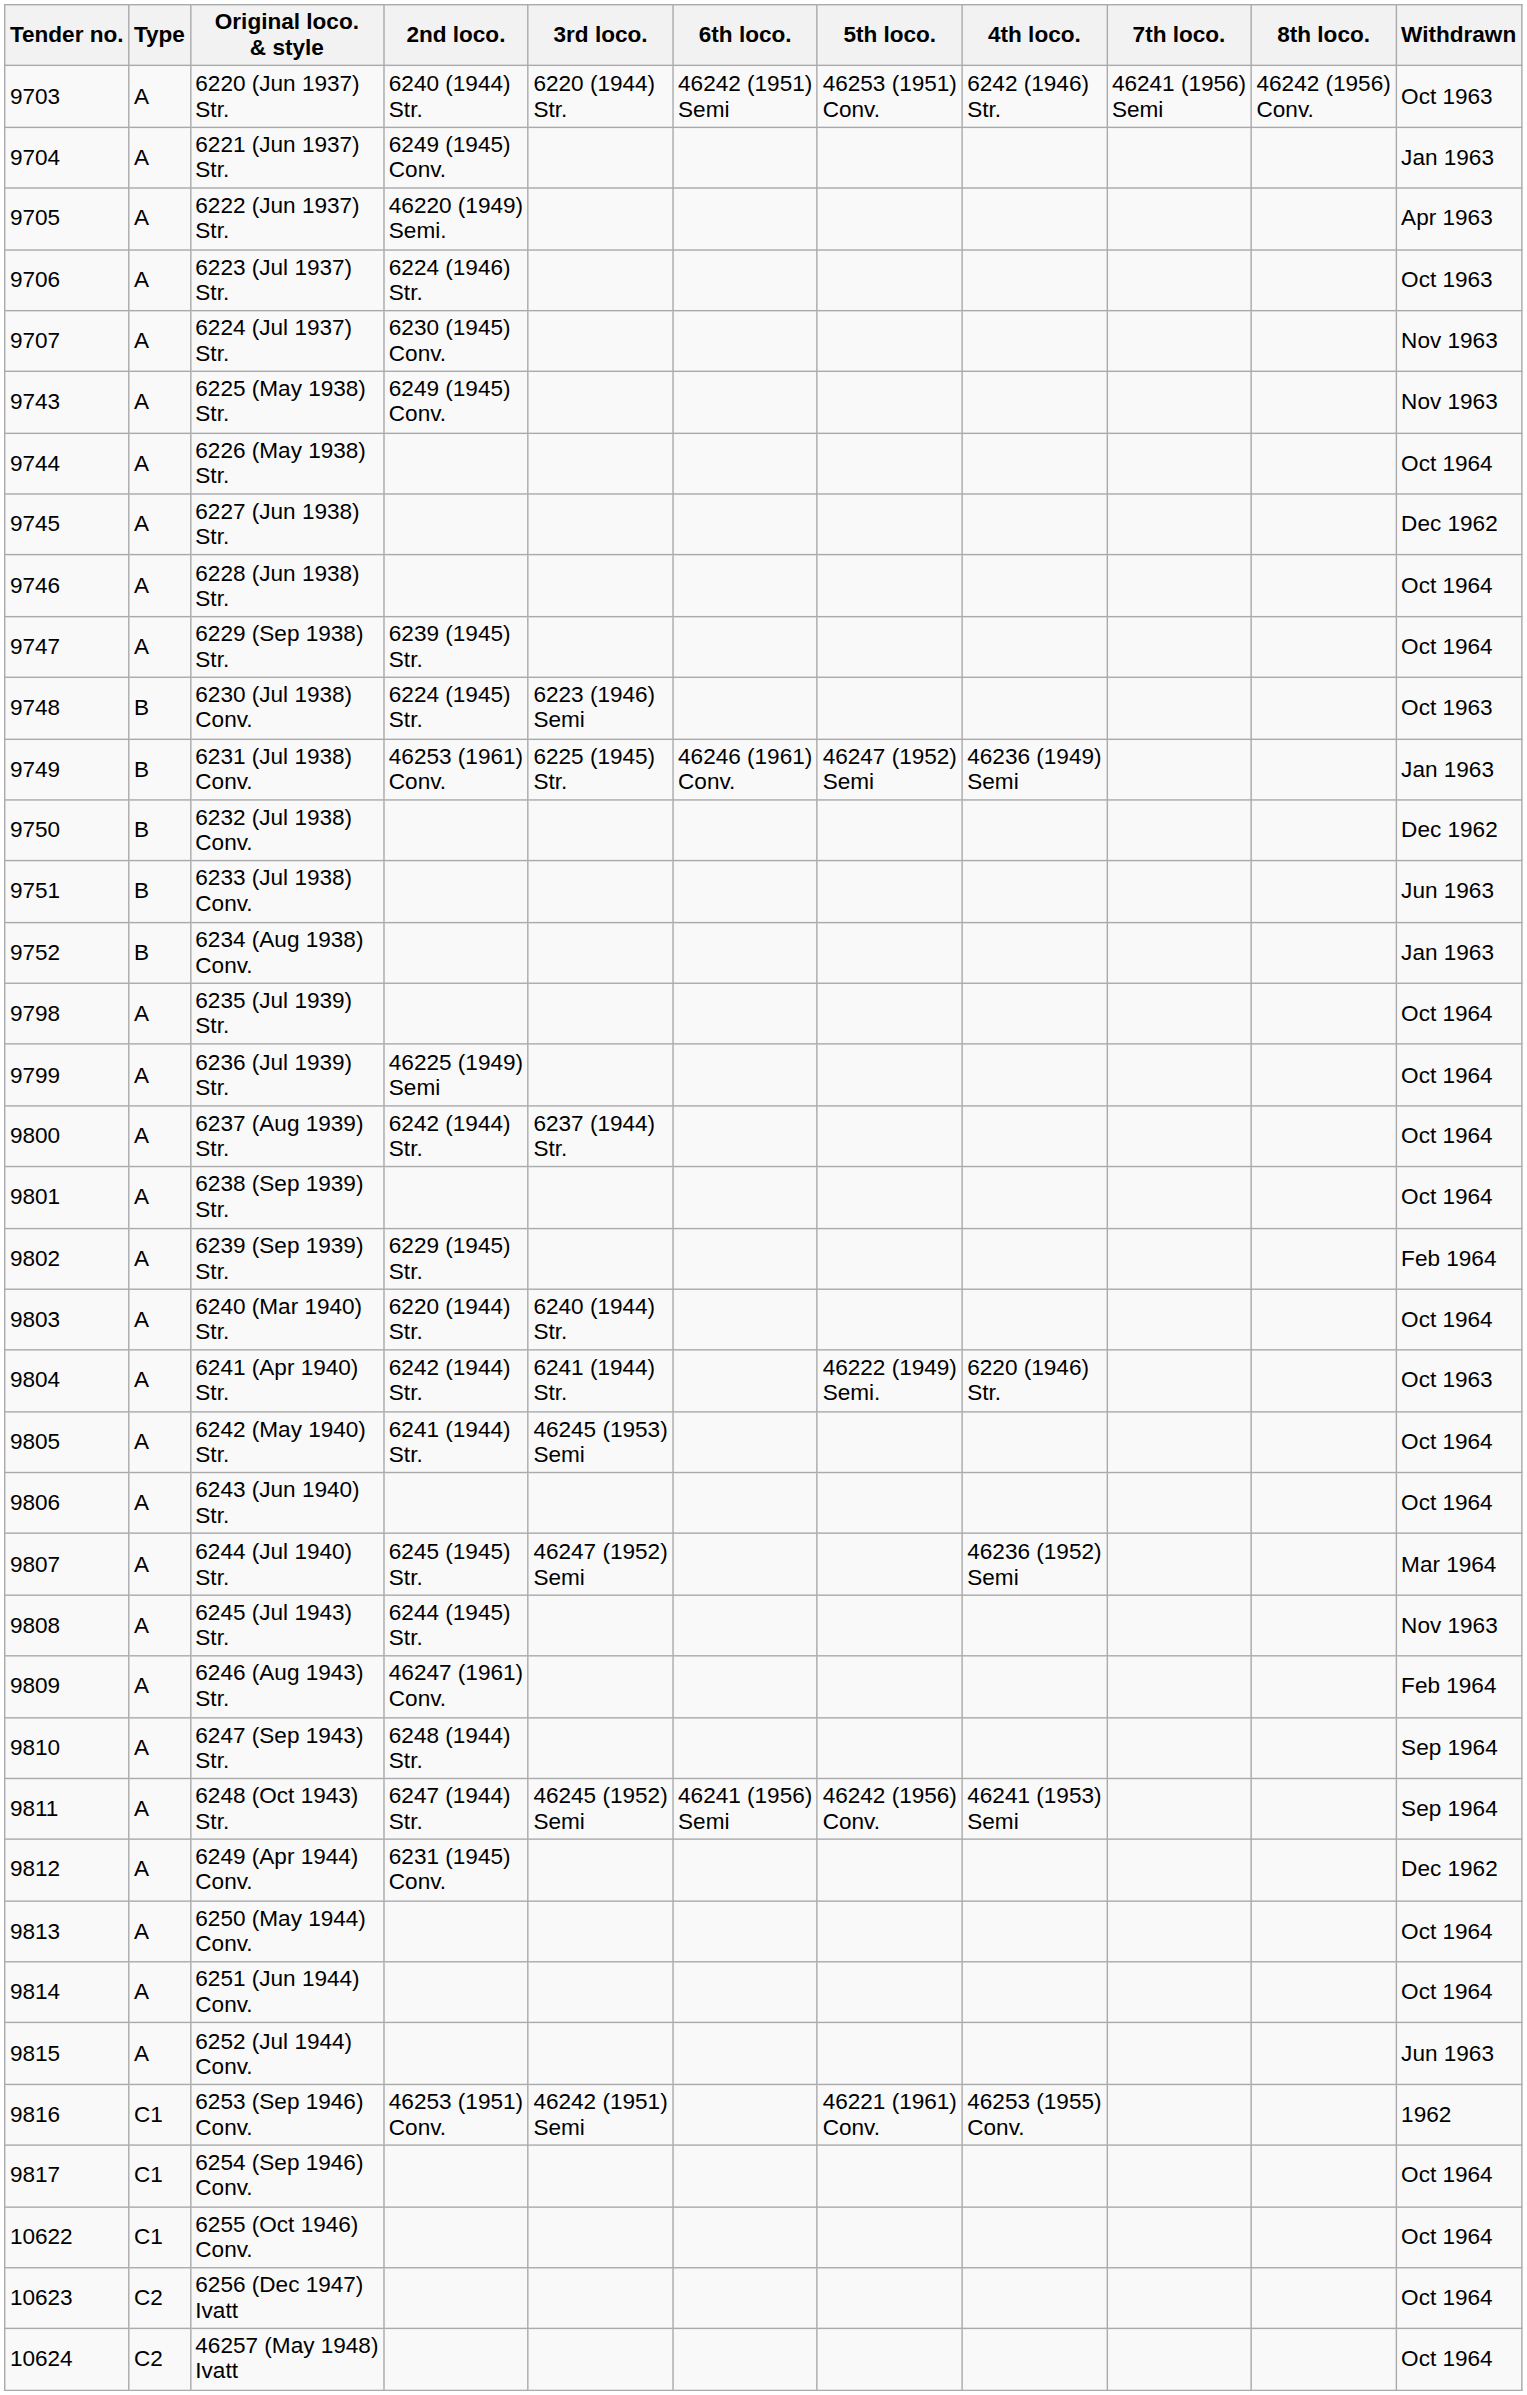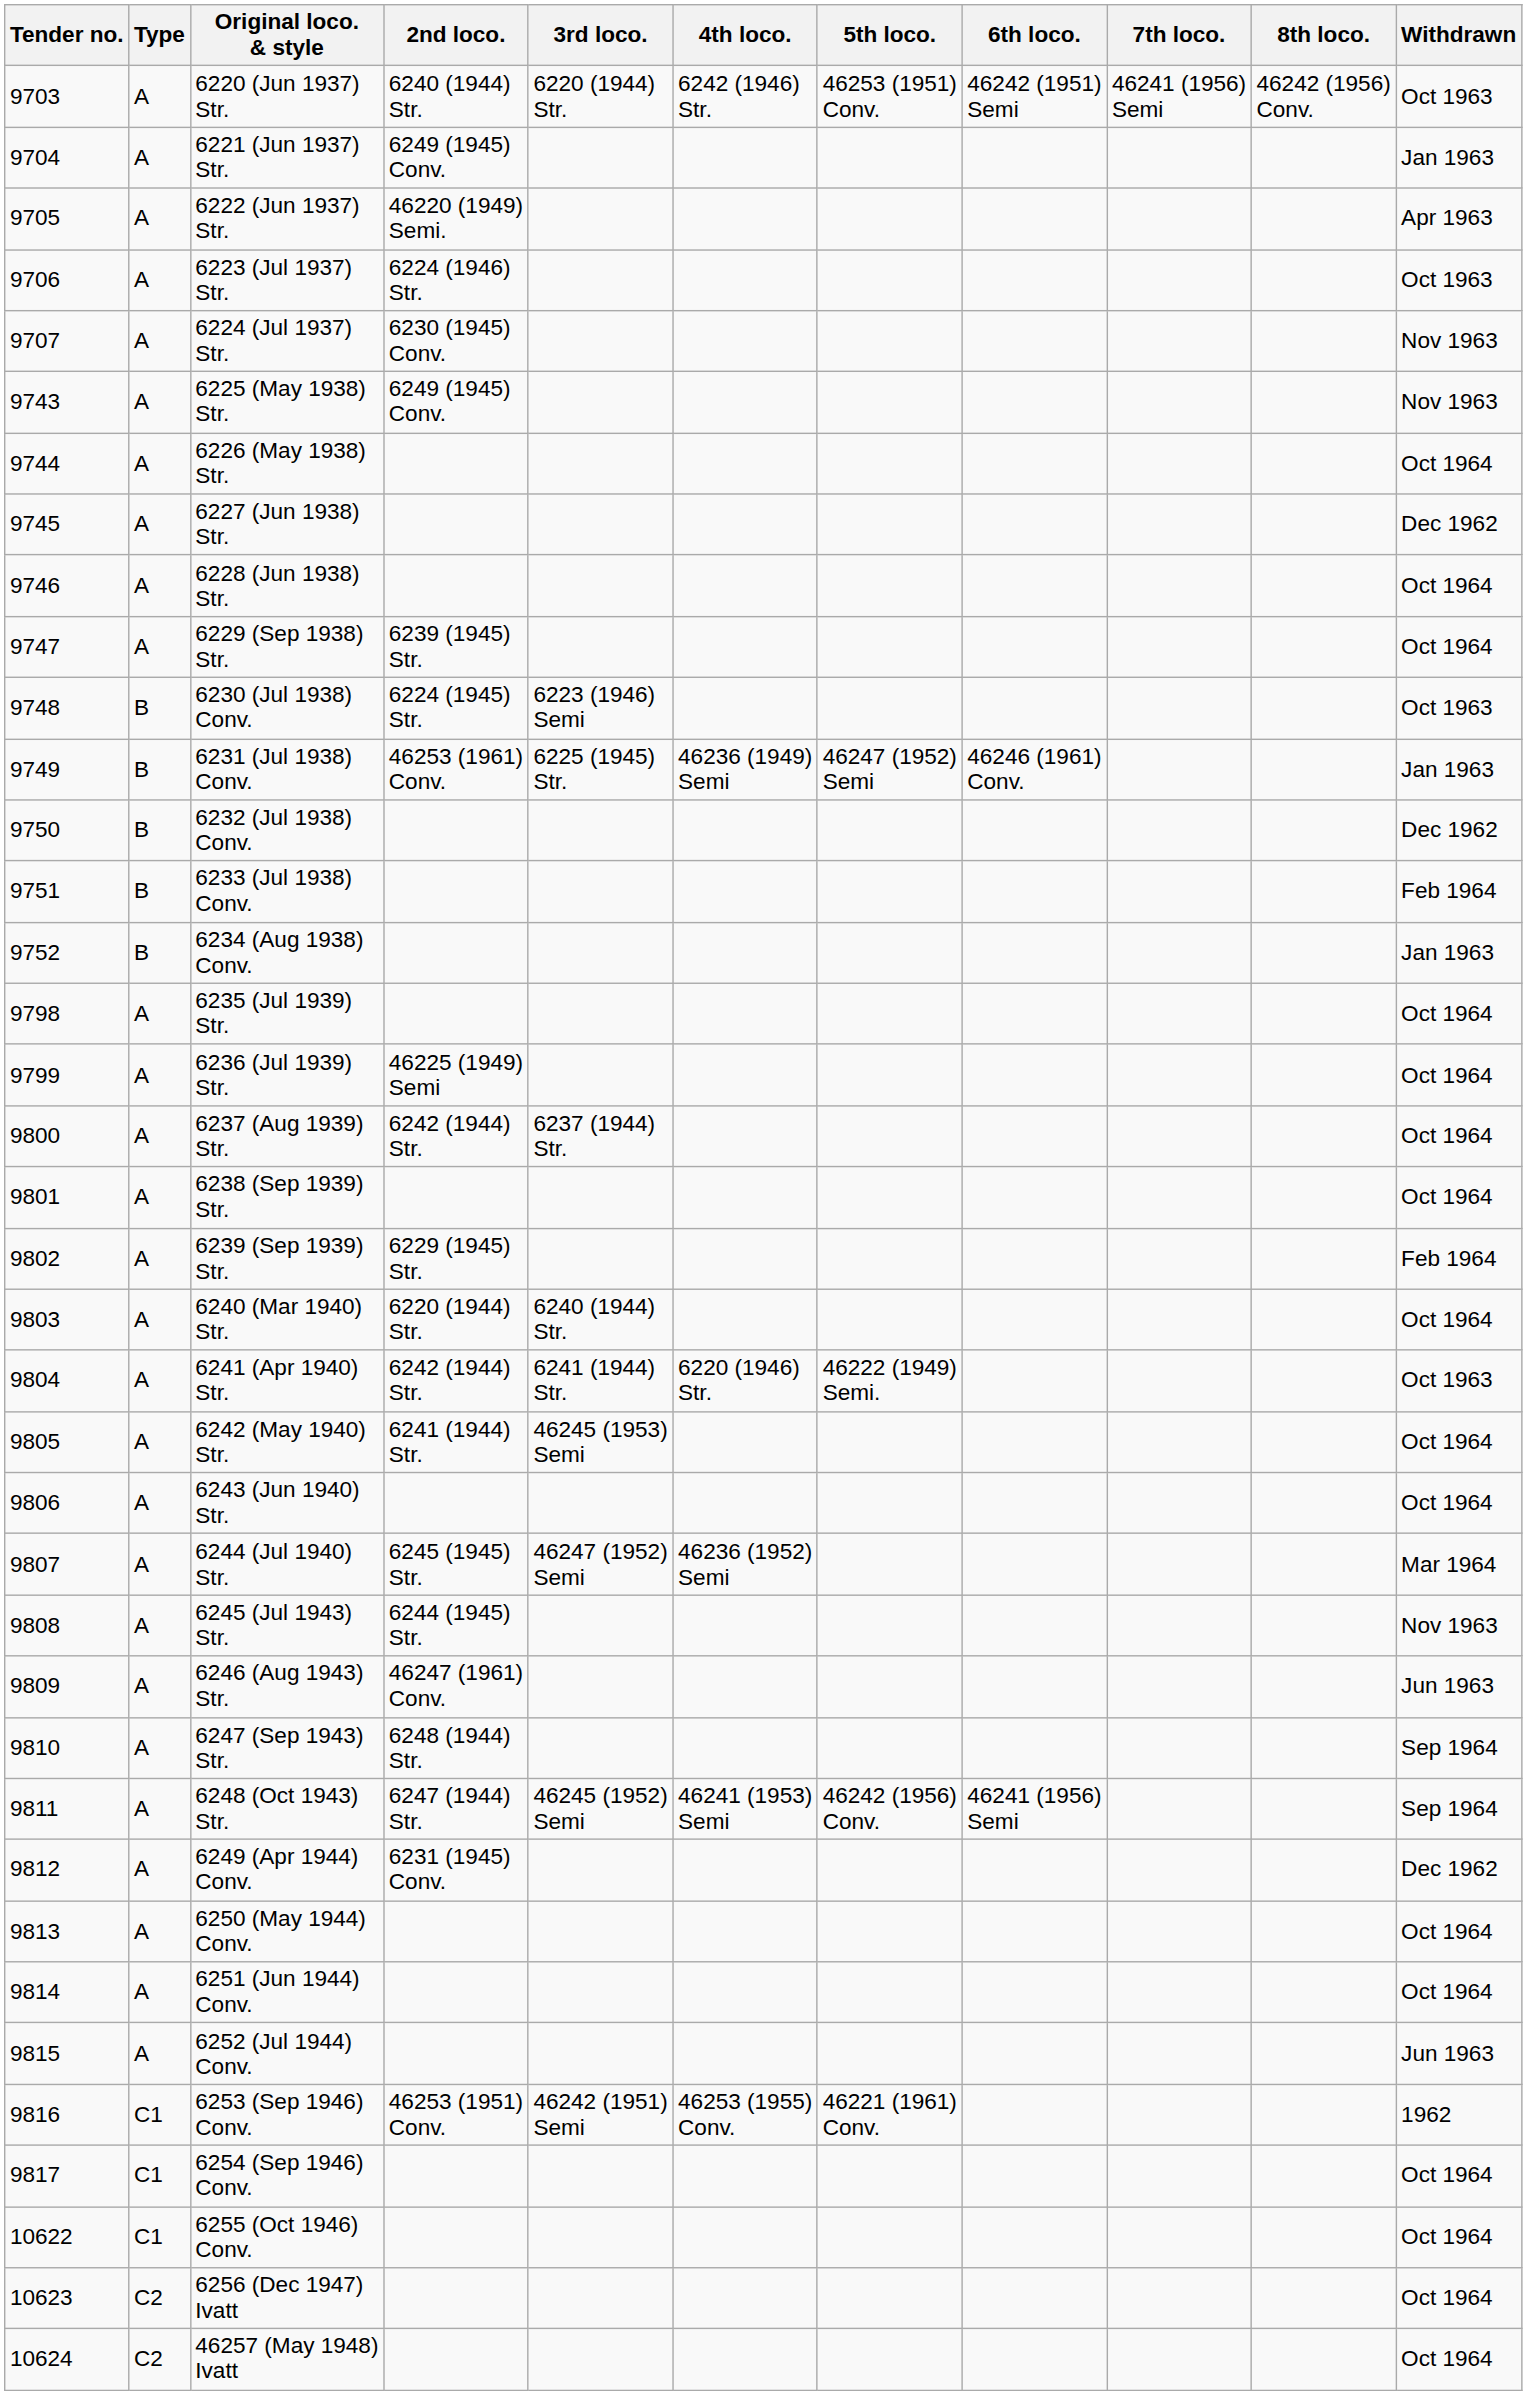columns swapped: (1034, 35) <-> (745, 35)
(1448, 891) Jun 1963 -> (1449, 891) Feb 1964
(1449, 1686) Feb 1964 -> (1448, 1686) Jun 1963
